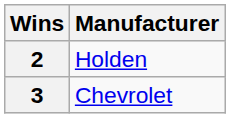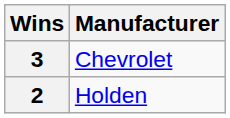rows swapped: (37, 95) <-> (37, 59)
